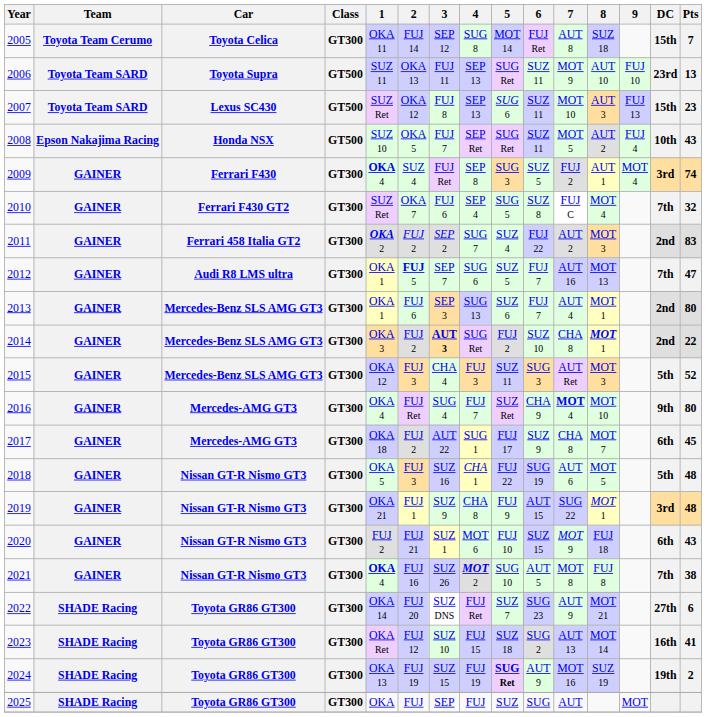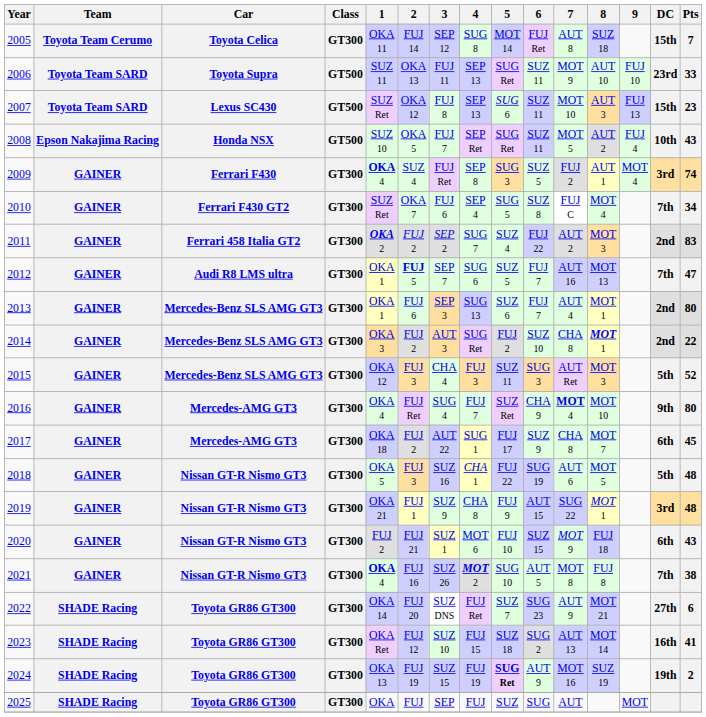(691, 74) 13 -> (691, 74) 33
(691, 208) 32 -> (691, 208) 34
(444, 341) bold -> (444, 341) normal
